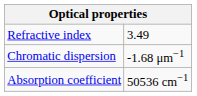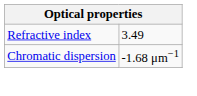- row: (64, 79)
